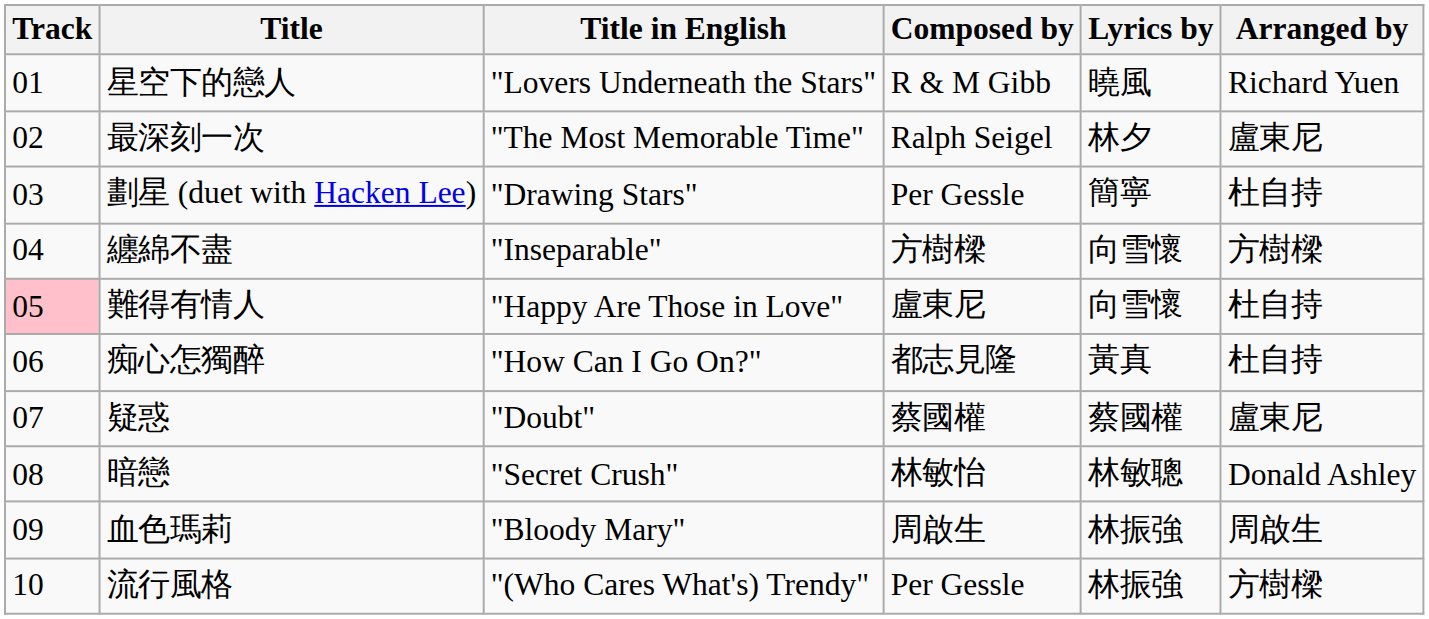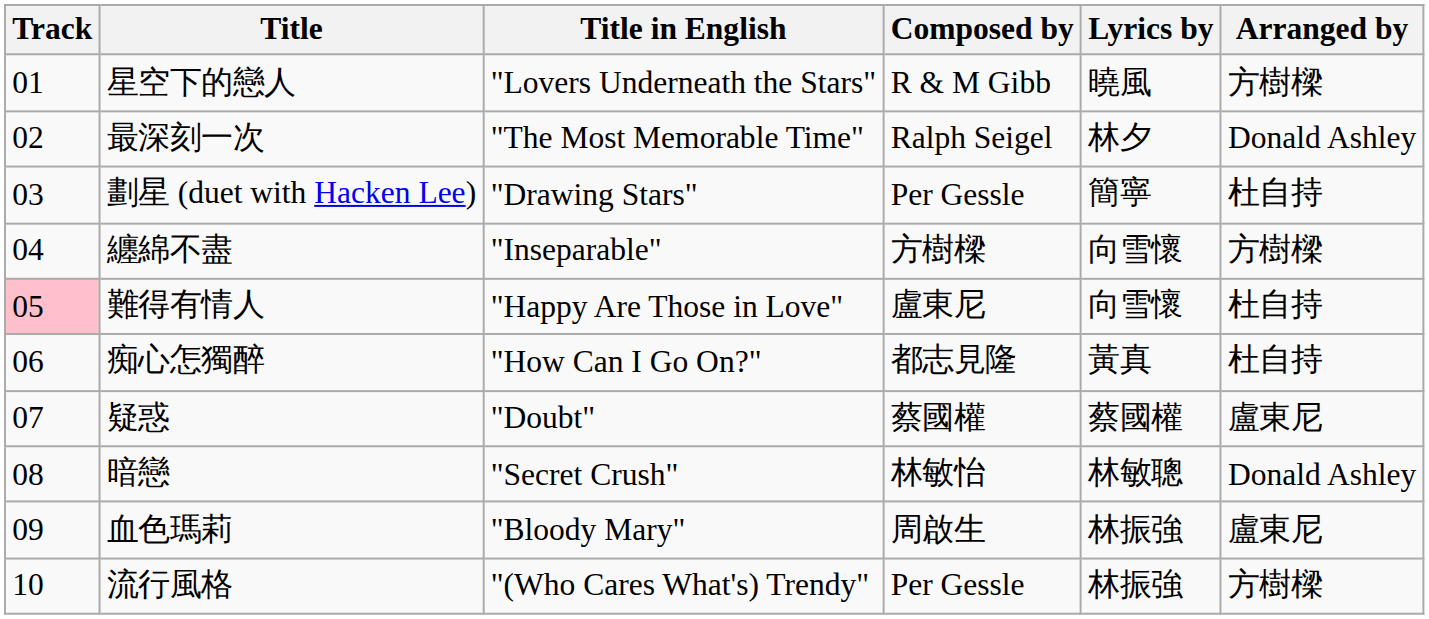(1314, 82) Richard Yuen -> (1275, 81) 方樹樑
(1275, 137) 盧東尼 -> (1322, 138) Donald Ashley
(1275, 528) 周啟生 -> (1275, 528) 盧東尼
